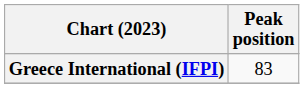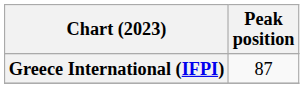(264, 68) 83 -> (264, 68) 87
